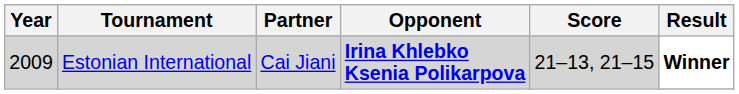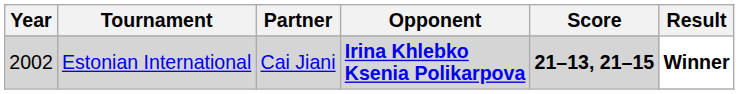(31, 62) 2009 -> (31, 62) 2002
(594, 62) normal -> (594, 62) bold
